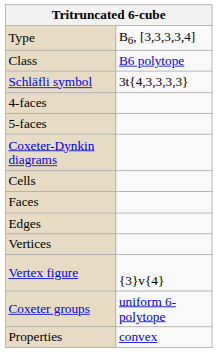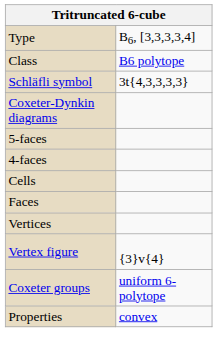rows swapped: (51, 152) <-> (28, 103)
- row: (25, 223)
